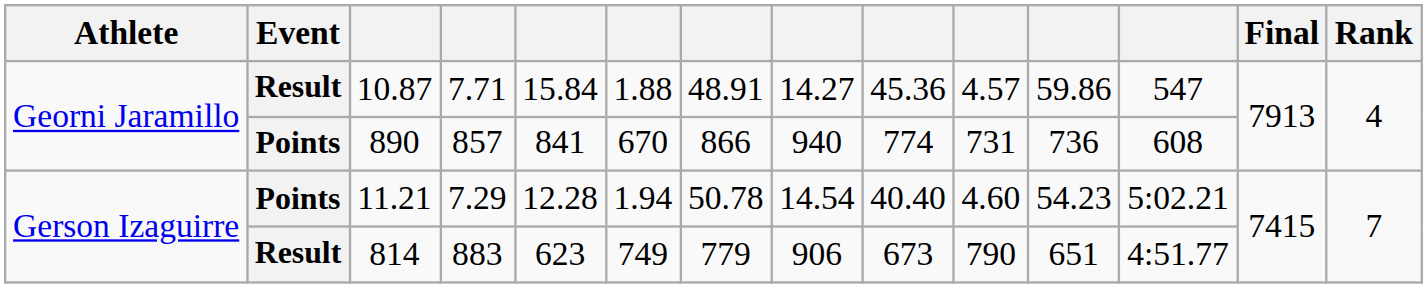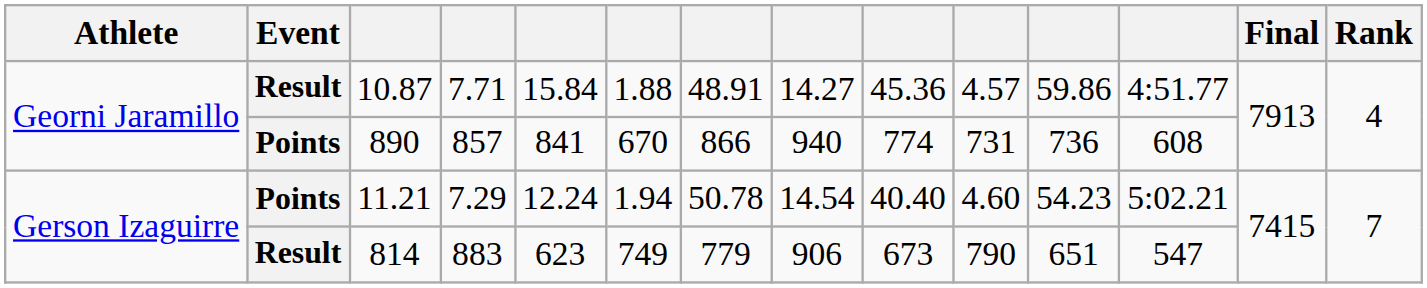(1178, 87) 547 -> (1178, 87) 4:51.77
(560, 198) 12.28 -> (560, 198) 12.24
(1178, 253) 4:51.77 -> (1178, 253) 547
